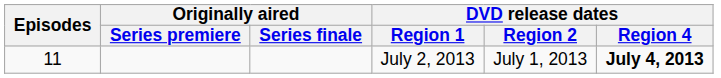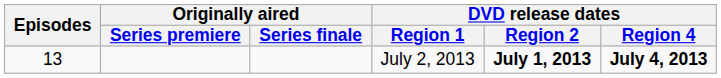(53, 59) 11 -> (53, 59) 13
(540, 59) normal -> (542, 59) bold
